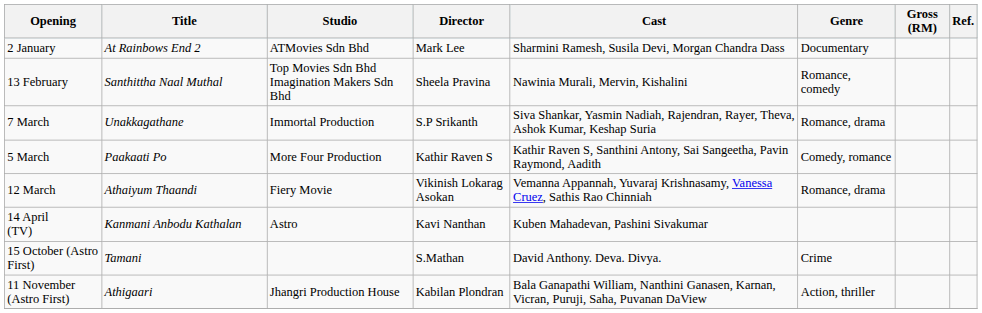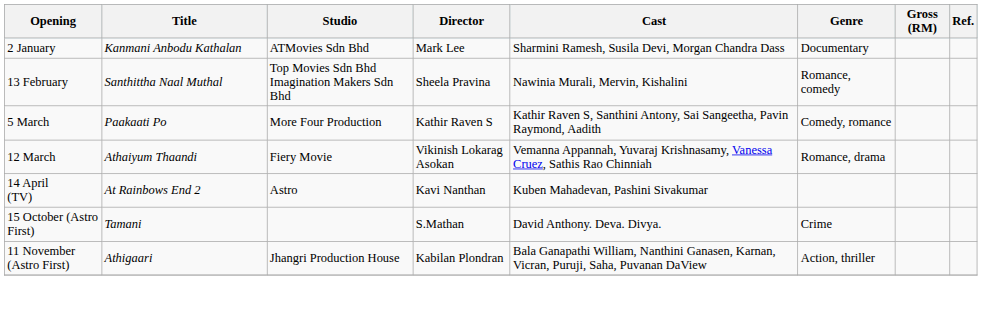(153, 48) At Rainbows End 2 -> (173, 48) Kanmani Anbodu Kathalan
- row: (28, 122)
(173, 224) Kanmani Anbodu Kathalan -> (153, 190) At Rainbows End 2
